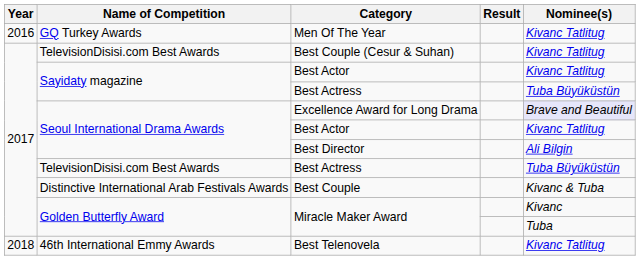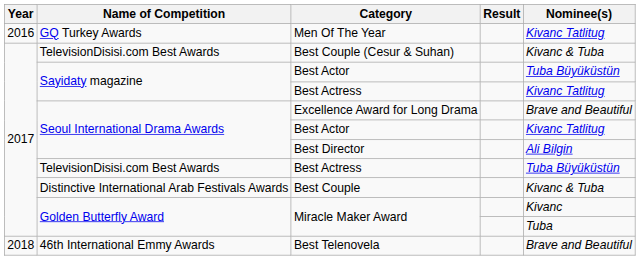(565, 52) Kivanc Tatlitug -> (565, 52) Kivanc & Tuba
(565, 71) Kivanc Tatlitug -> (573, 71) Tuba Büyüküstün
(573, 91) Tuba Büyüküstün -> (565, 91) Kivanc Tatlitug
(579, 110) lavender background -> (579, 110) no background
(565, 245) Kivanc Tatlitug -> (579, 245) Brave and Beautiful
